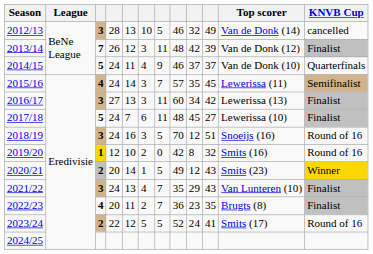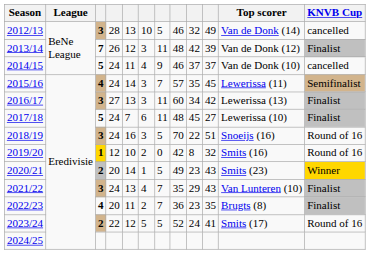(336, 65) Quarterfinals -> (328, 65) cancelled
(194, 135) 12 -> (194, 135) 22
(194, 170) 12 -> (194, 170) 23
